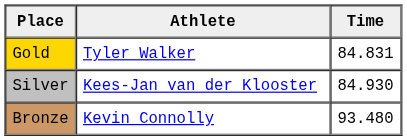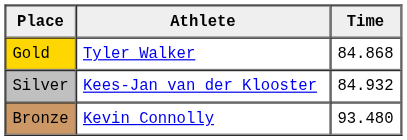(365, 54) 84.831 -> (365, 54) 84.868
(365, 86) 84.930 -> (365, 86) 84.932
